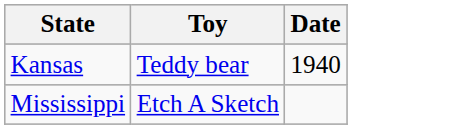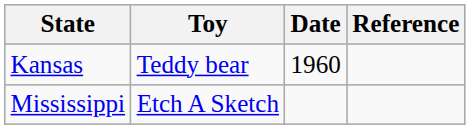+ column: (406, 24)
(316, 64) 1940 -> (316, 64) 1960
